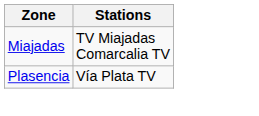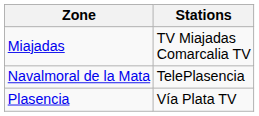+ row: (79, 76)
